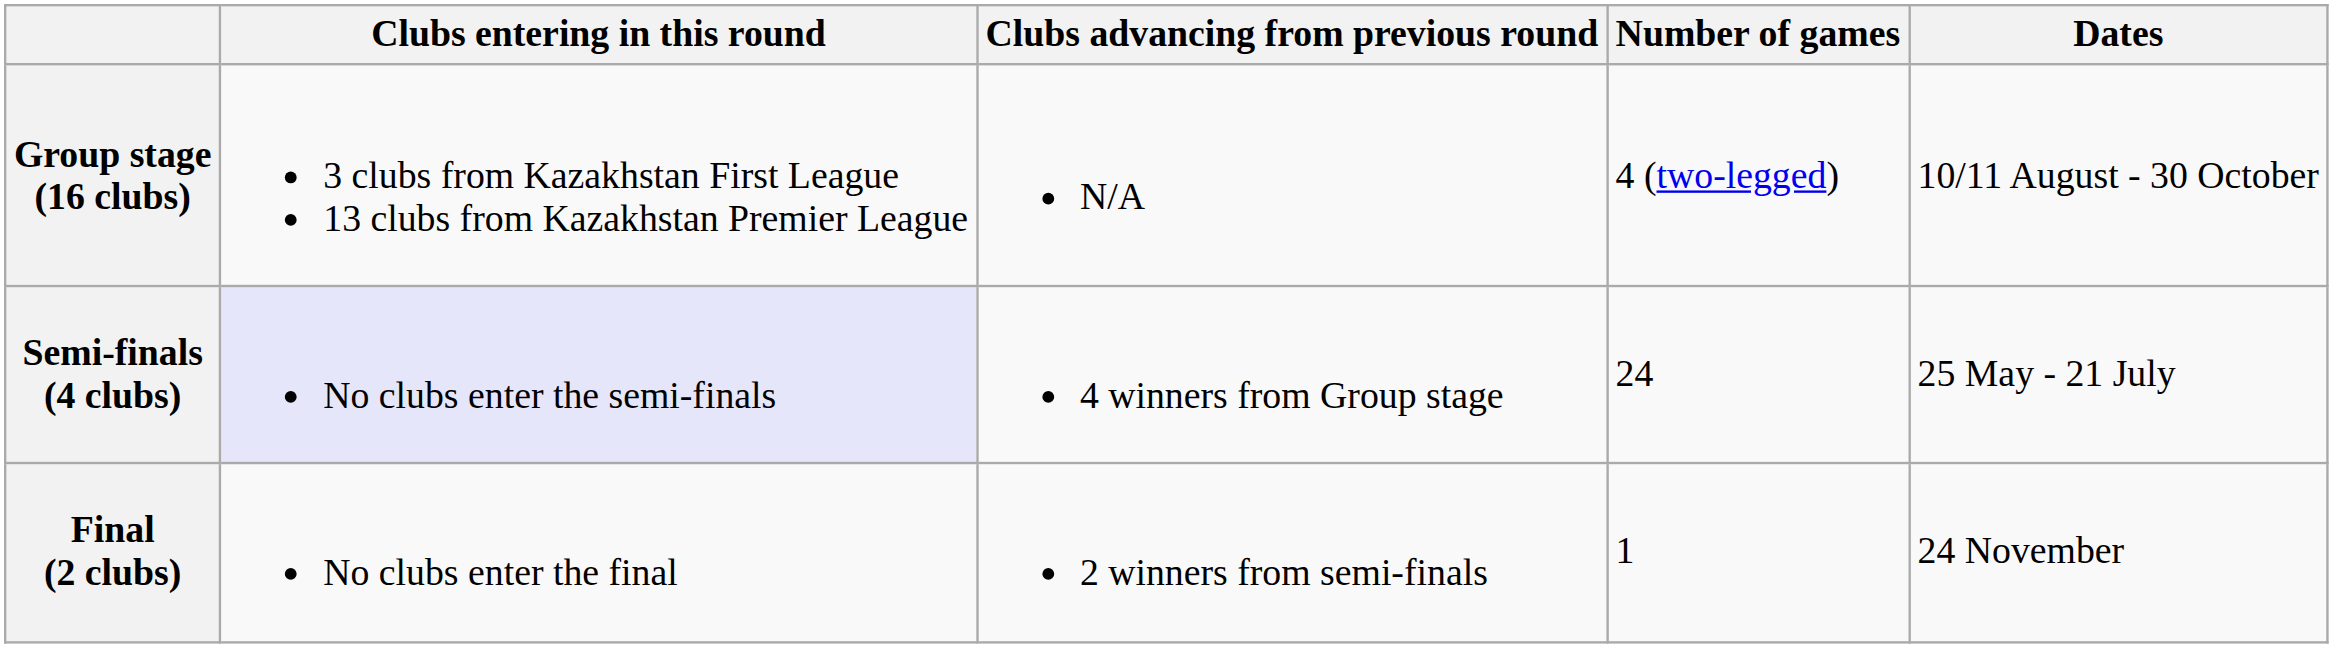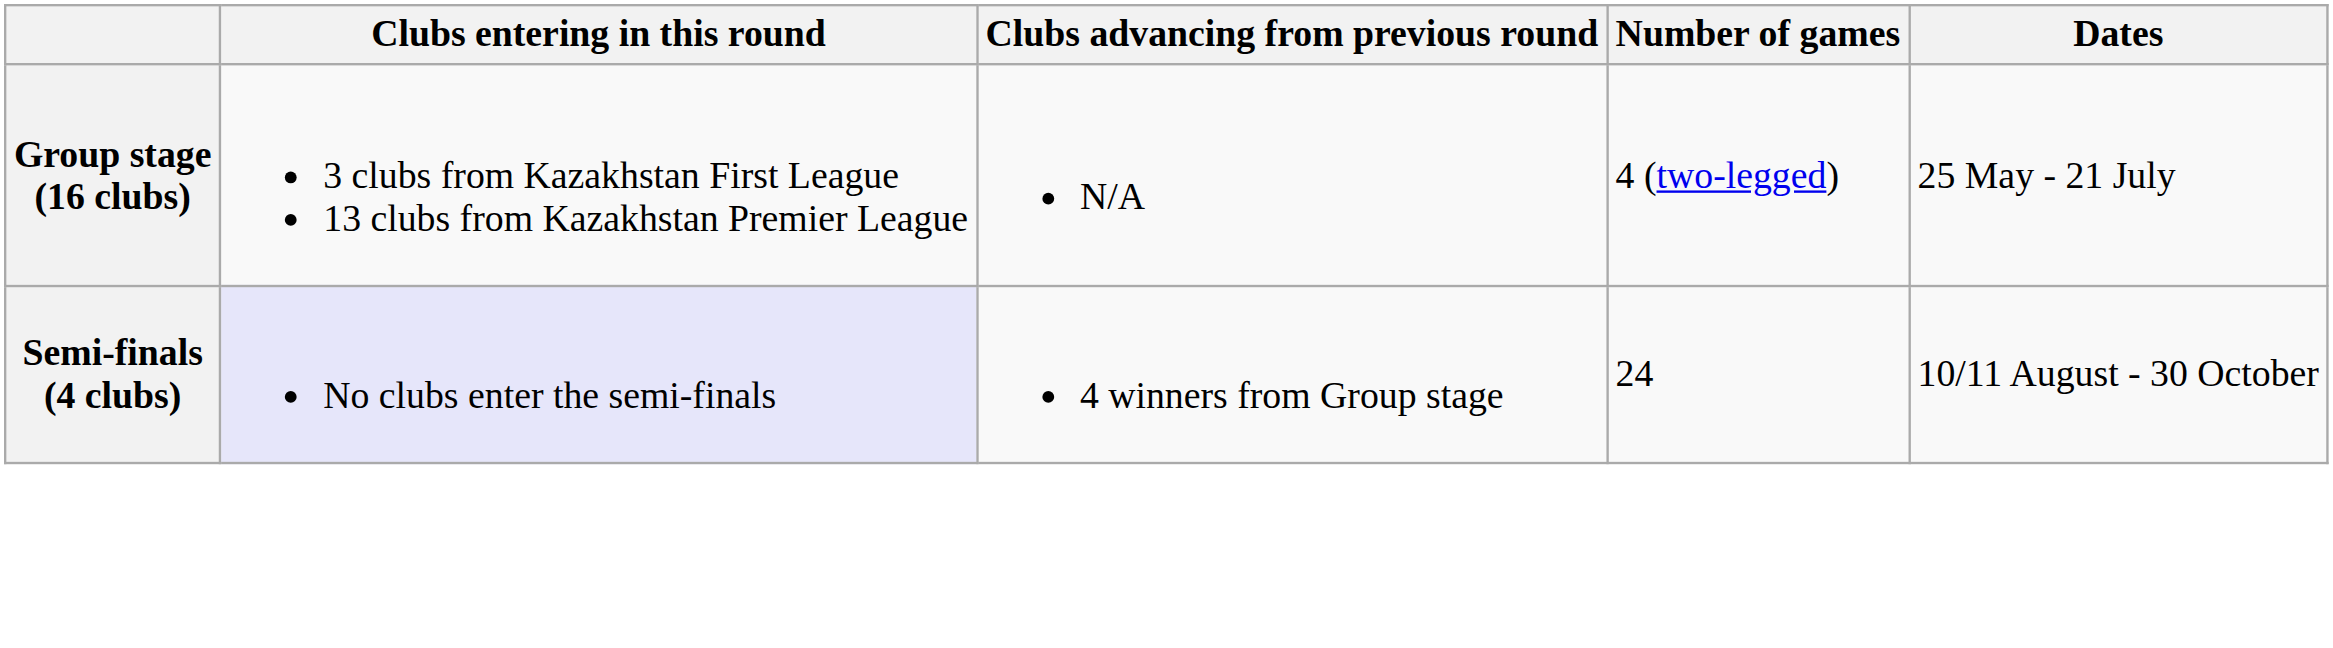(2118, 174) 10/11 August - 30 October -> (2047, 174) 25 May - 21 July
(2047, 373) 25 May - 21 July -> (2118, 373) 10/11 August - 30 October
- row: (113, 551)
